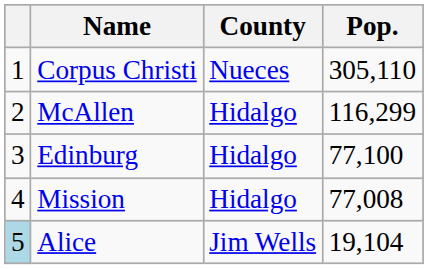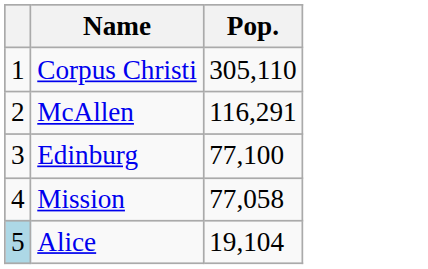- column: (263, 26)
(372, 112) 116,299 -> (253, 112) 116,291
(366, 198) 77,008 -> (247, 198) 77,058
